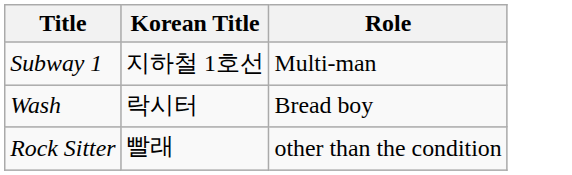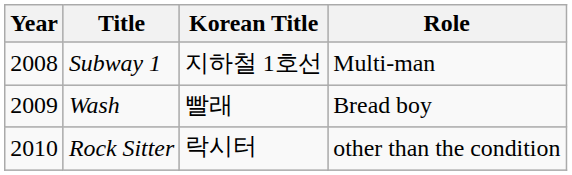+ column: (34, 23)
(162, 104) 락시터 -> (209, 104) 빨래
(150, 147) 빨래 -> (221, 147) 락시터
